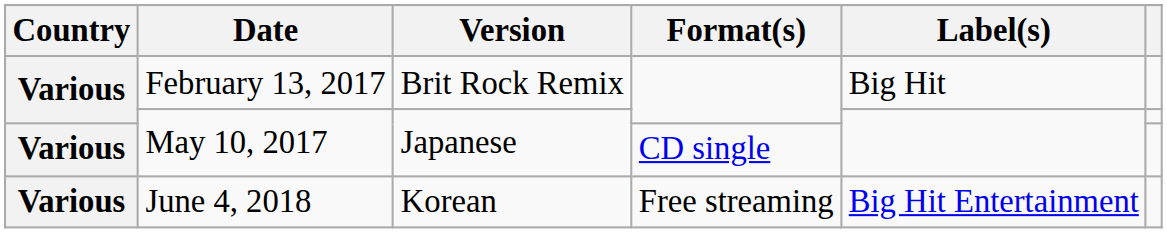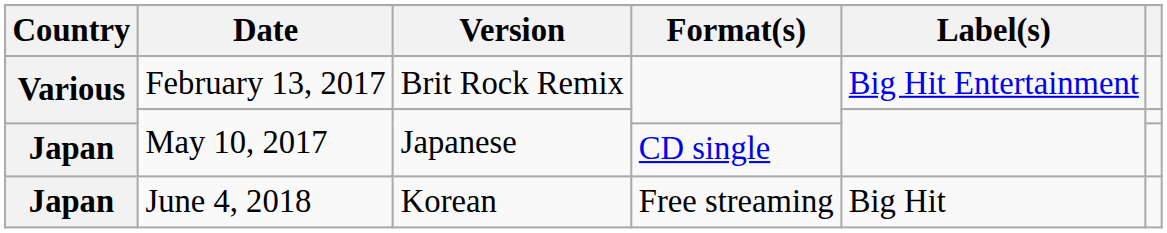(897, 82) Big Hit -> (994, 82) Big Hit Entertainment
(71, 148) Various -> (71, 148) Japan
(71, 200) Various -> (71, 200) Japan
(994, 200) Big Hit Entertainment -> (897, 200) Big Hit
